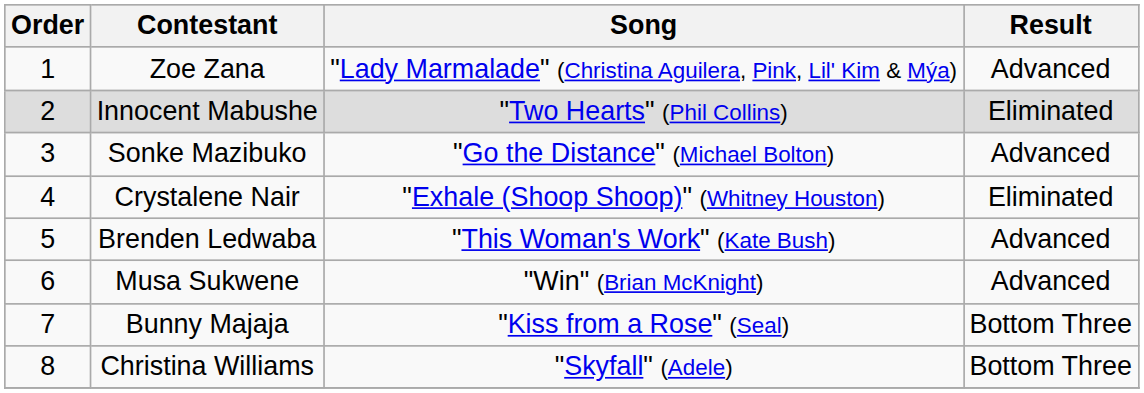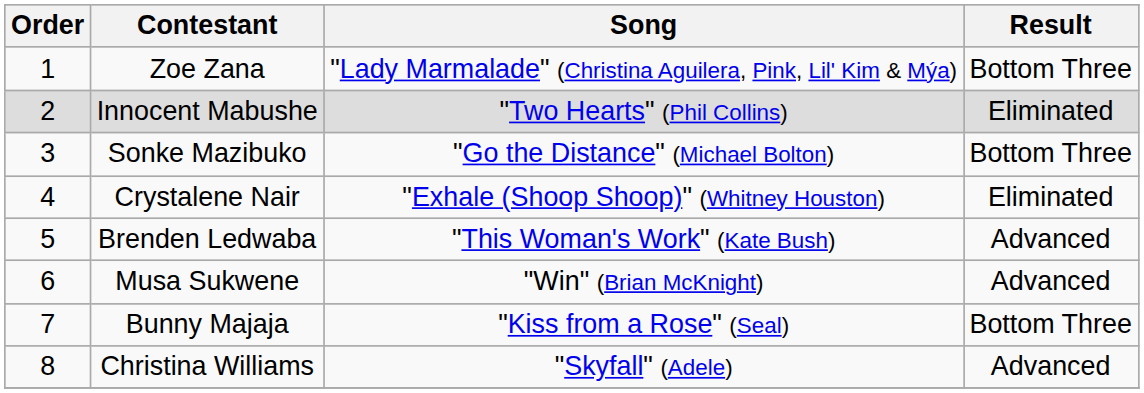(1051, 68) Advanced -> (1051, 68) Bottom Three
(1051, 153) Advanced -> (1051, 153) Bottom Three
(1051, 366) Bottom Three -> (1051, 366) Advanced
